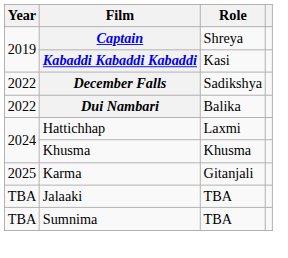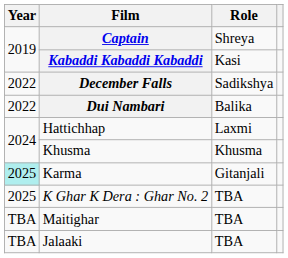(22, 173) no background -> (22, 173) paleturquoise background
+ row: (125, 196)
+ row: (71, 219)
- row: (70, 219)
